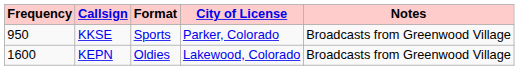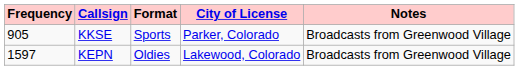(18, 34) 950 -> (18, 34) 905
(22, 55) 1600 -> (22, 55) 1597
